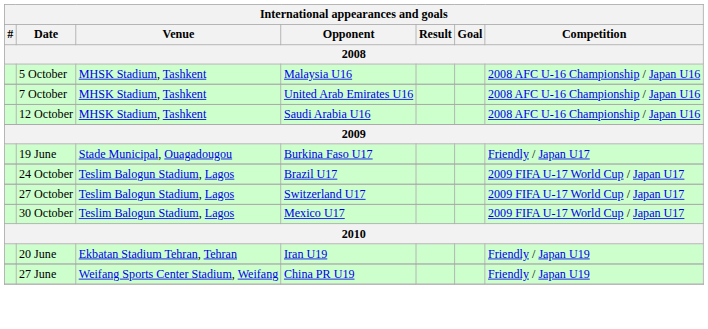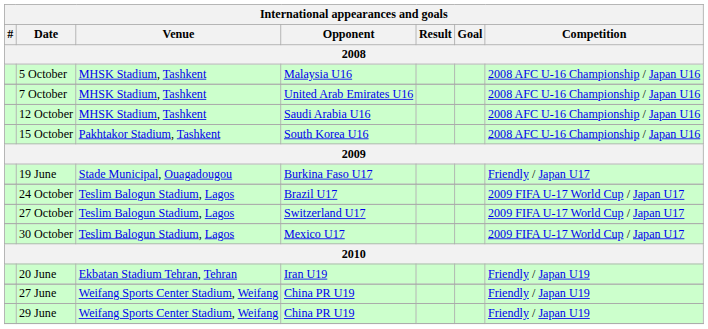+ row: (46, 134)
+ row: (38, 314)
